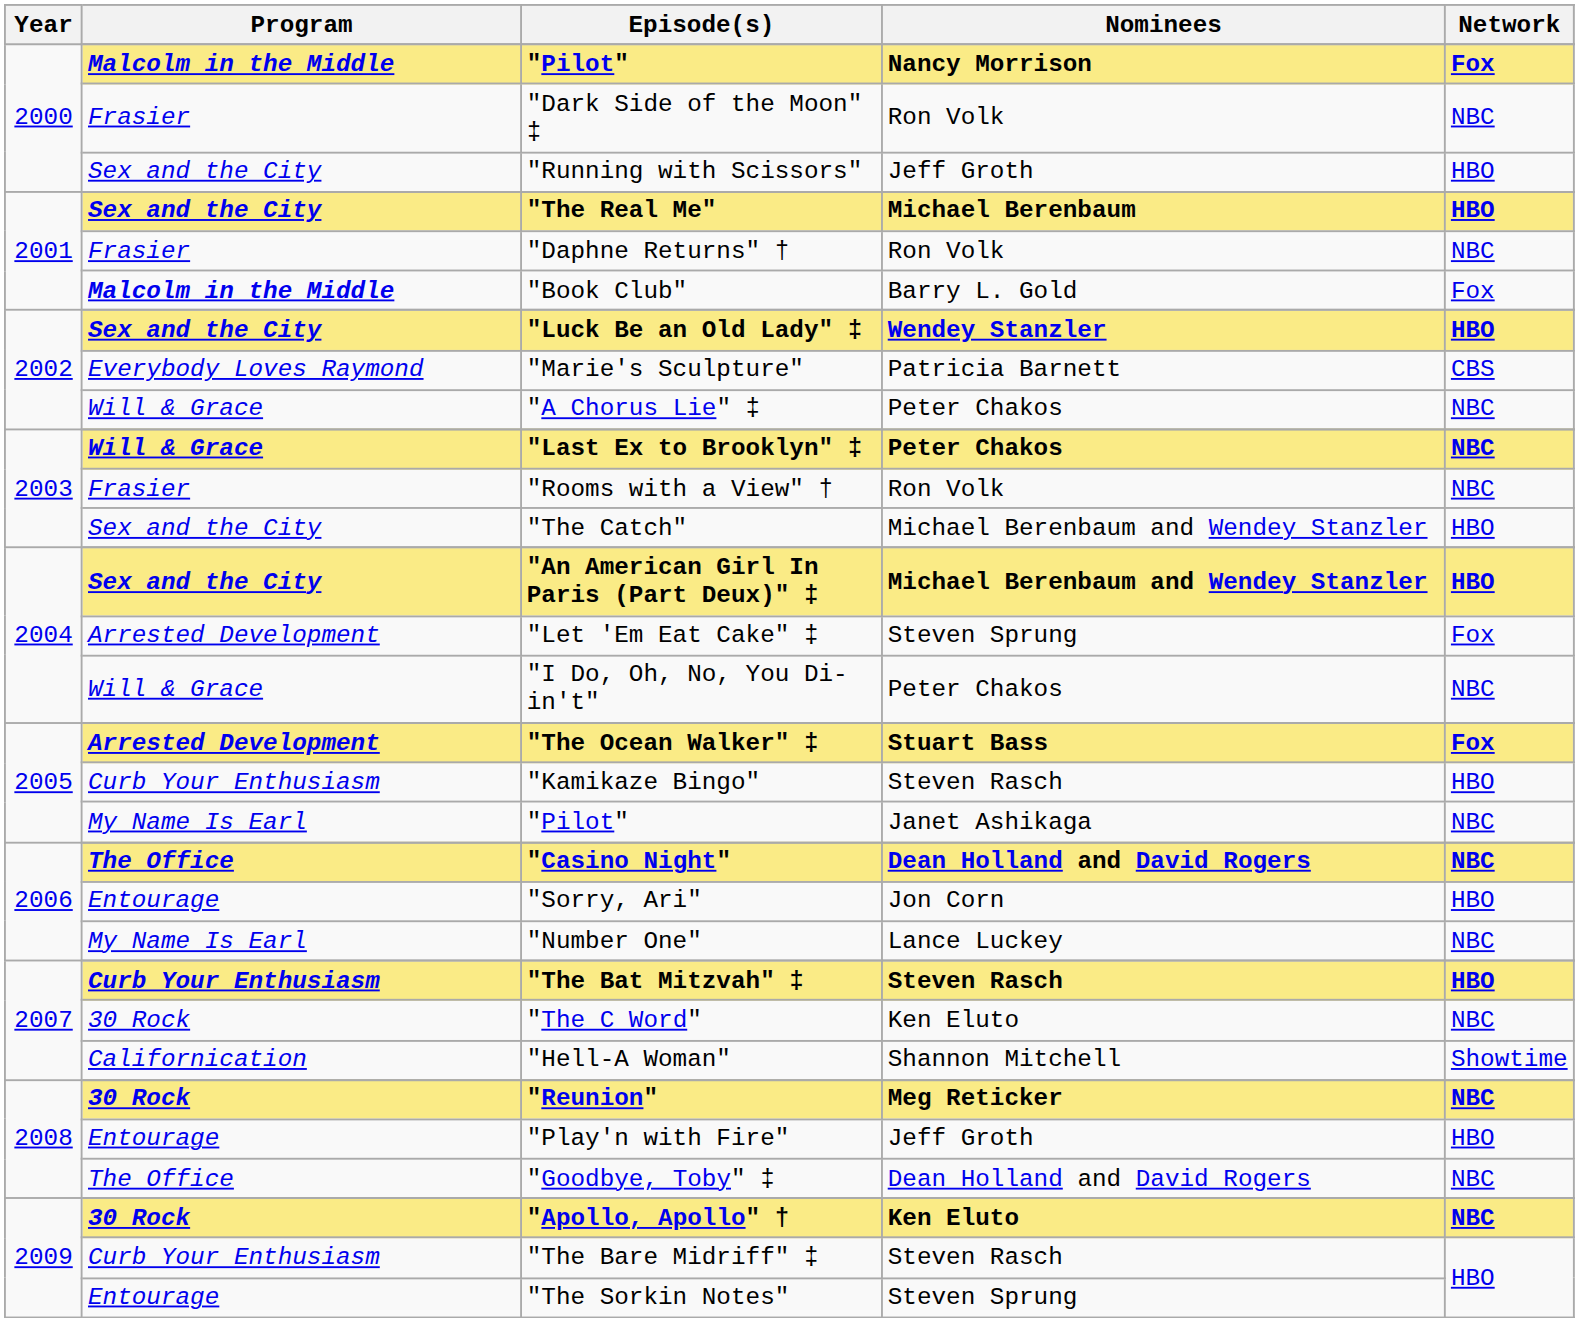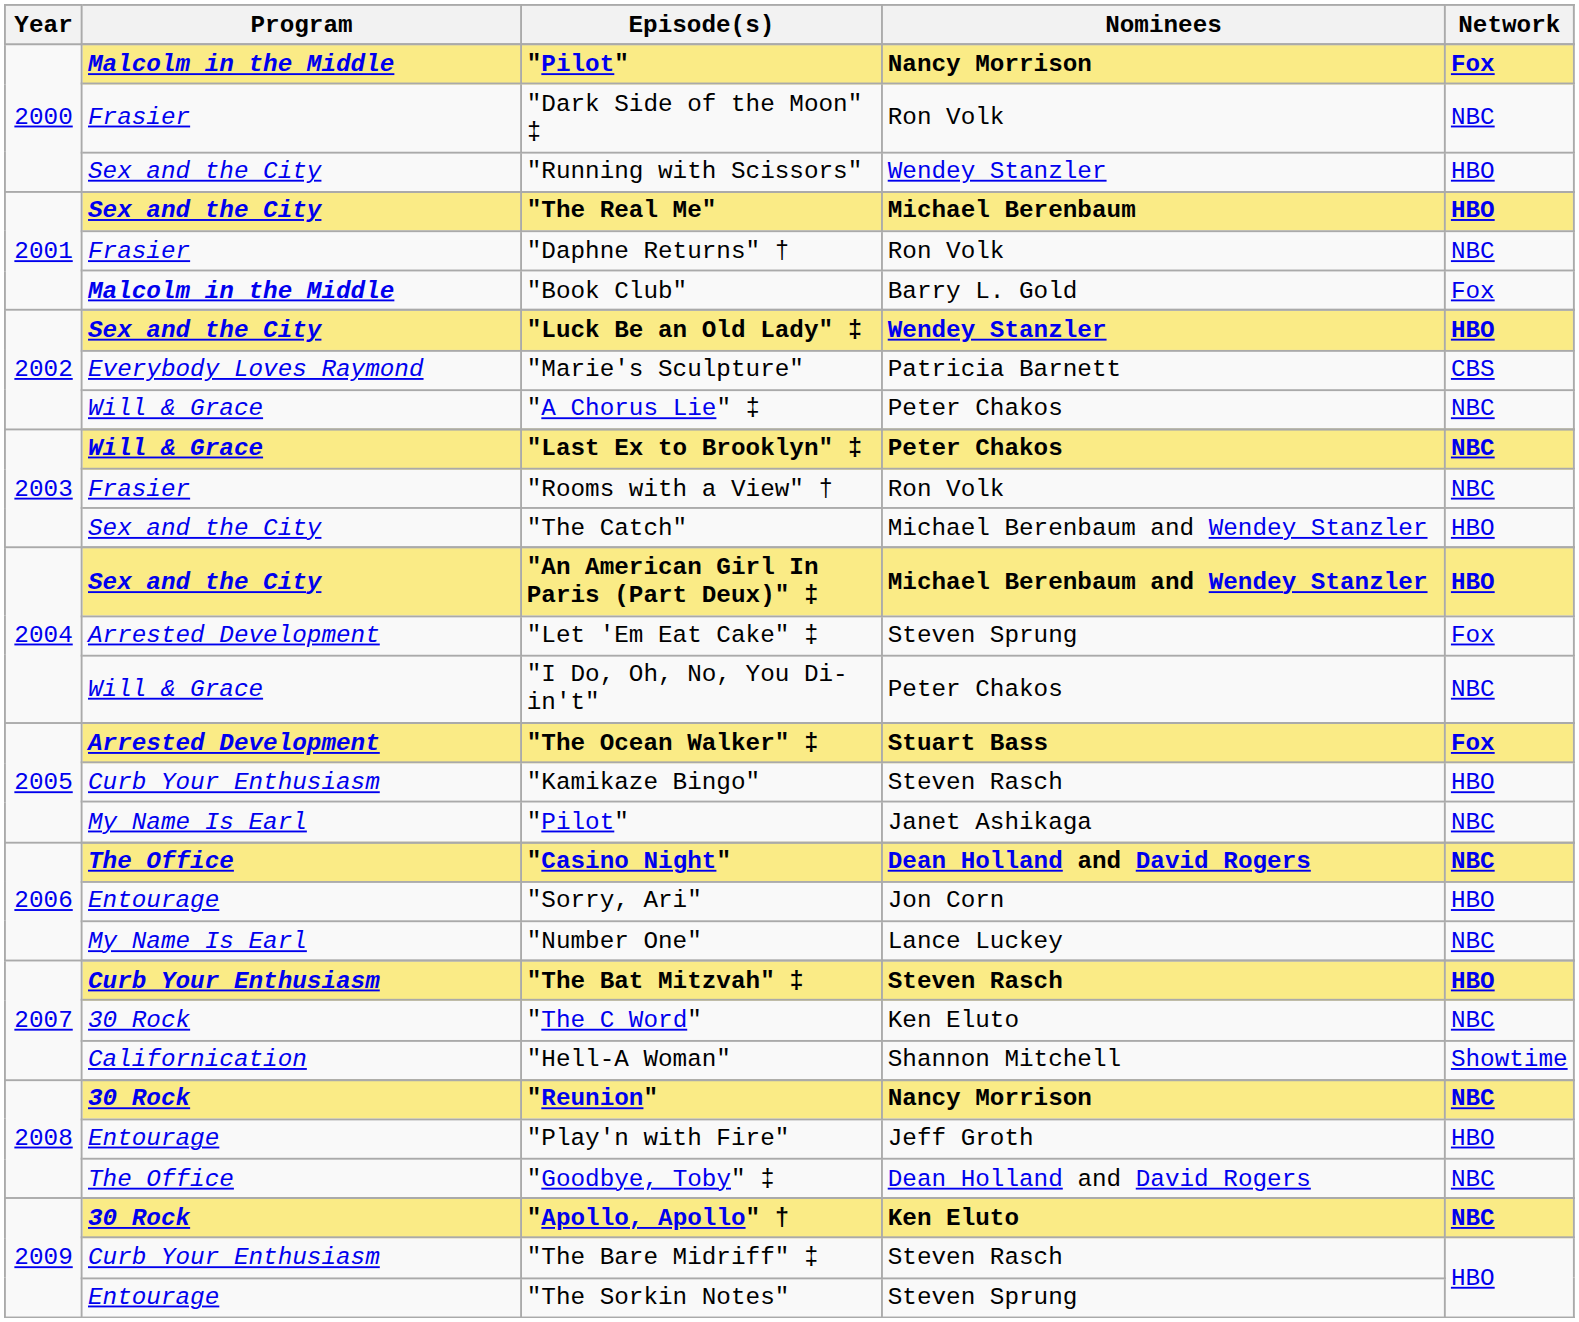(961, 172) Jeff Groth -> (997, 172) Wendey Stanzler
(975, 1099) Meg Reticker -> (990, 1099) Nancy Morrison
